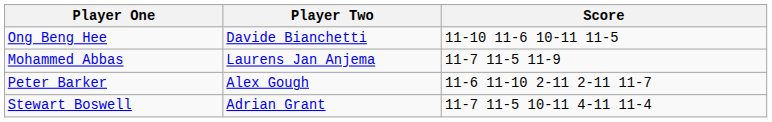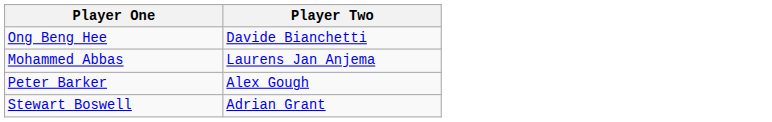- column: (604, 16)
